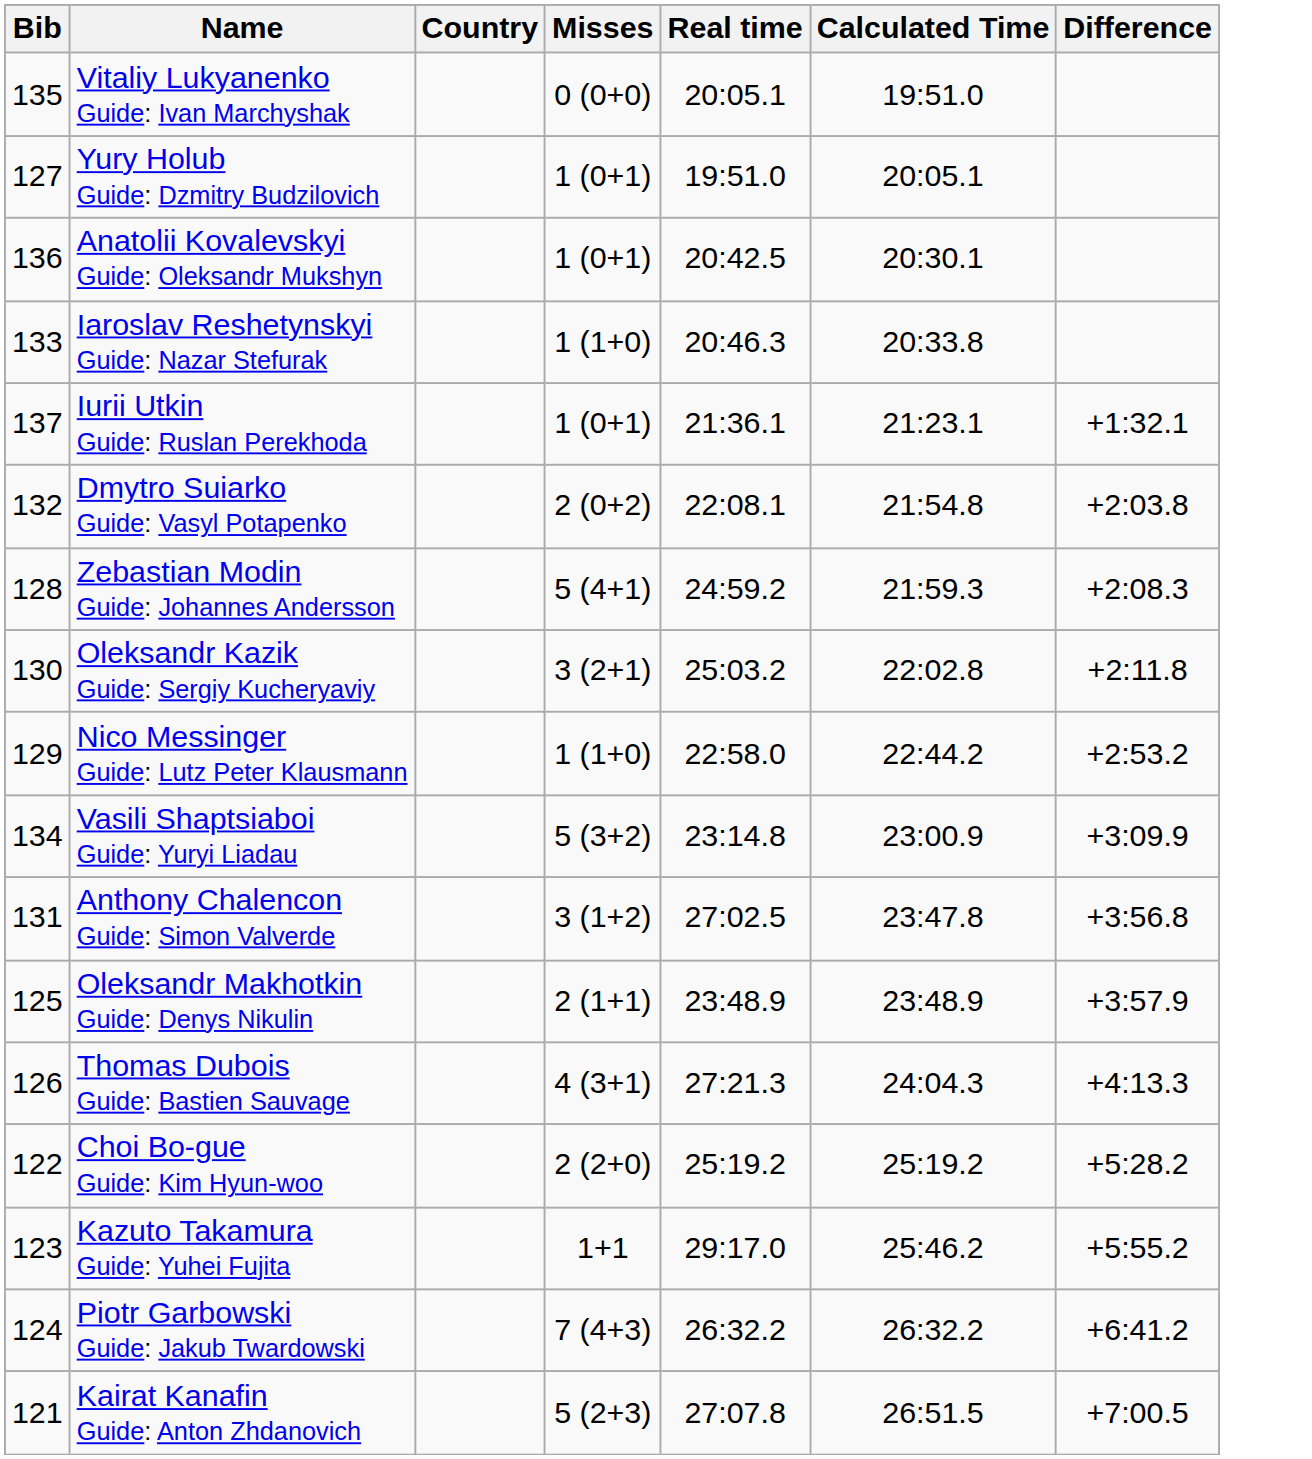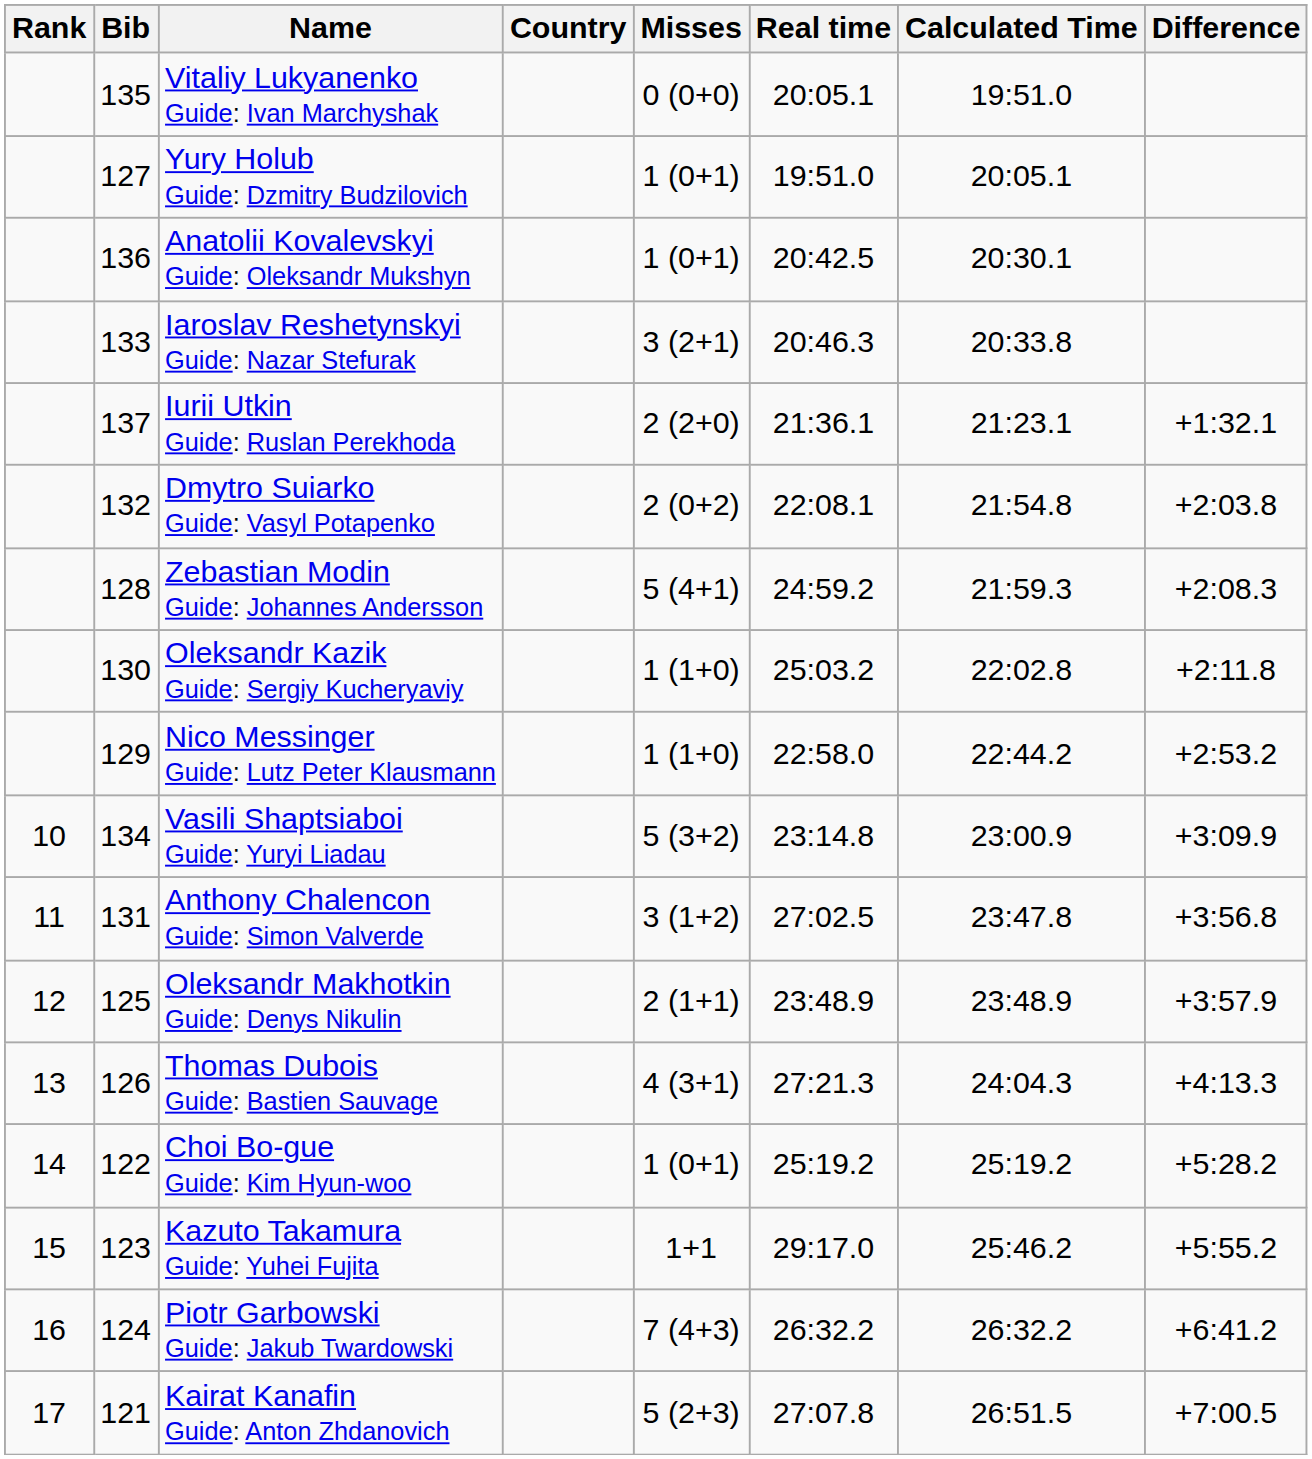+ column: (49, 28)
(603, 341) 1 (1+0) -> (691, 341) 3 (2+1)
(603, 423) 1 (0+1) -> (691, 423) 2 (2+0)
(603, 670) 3 (2+1) -> (691, 670) 1 (1+0)
(603, 1165) 2 (2+0) -> (691, 1165) 1 (0+1)
